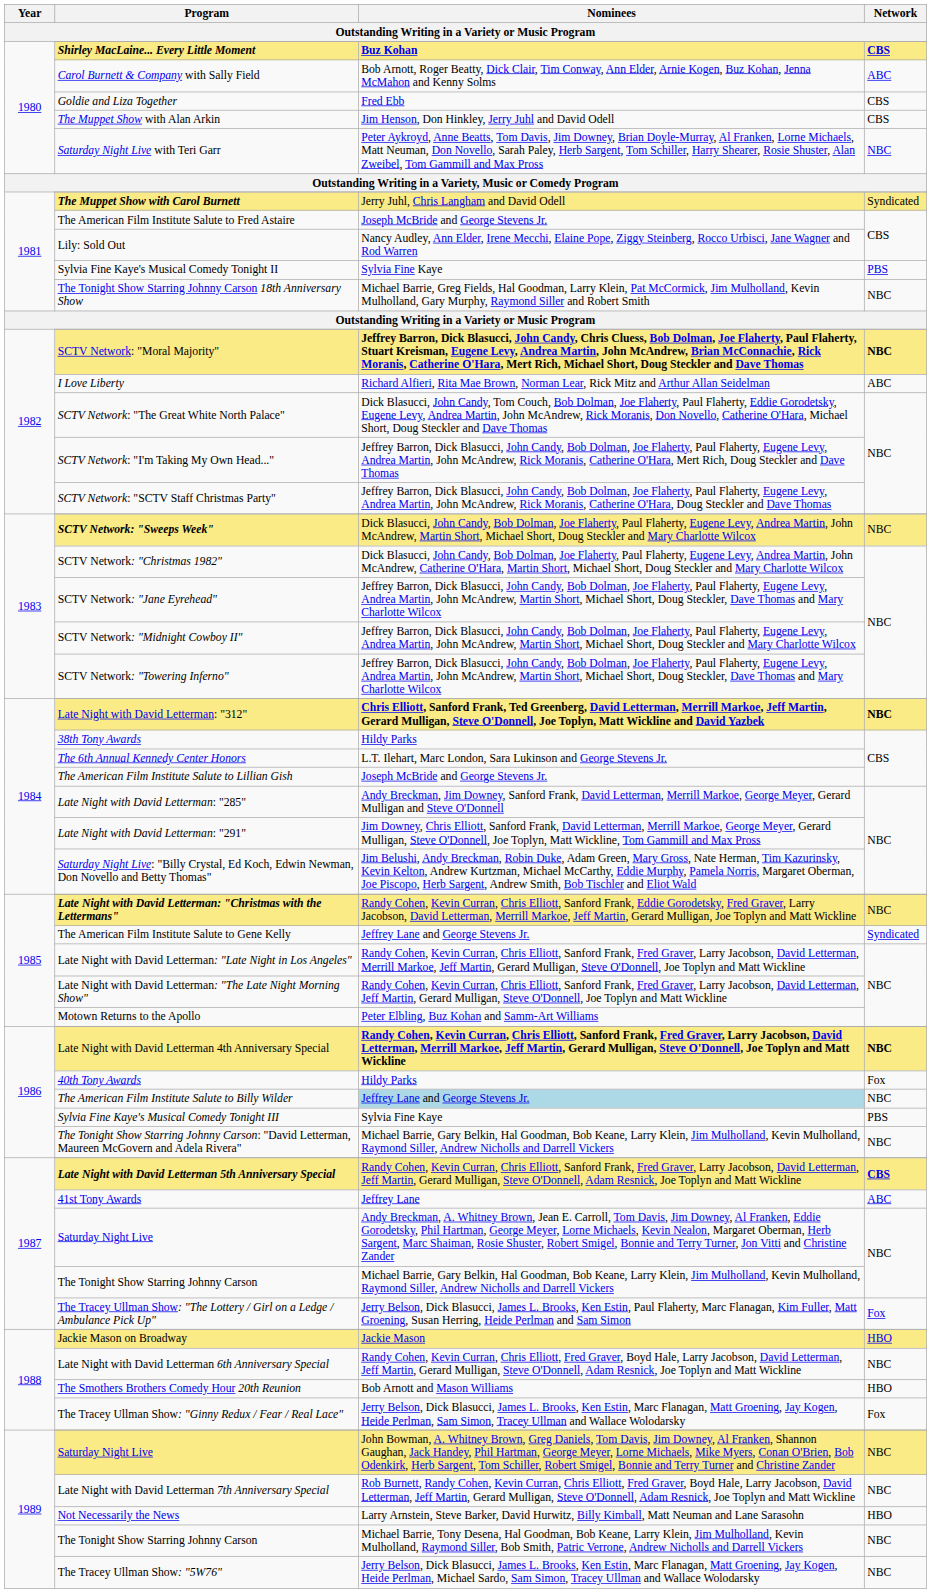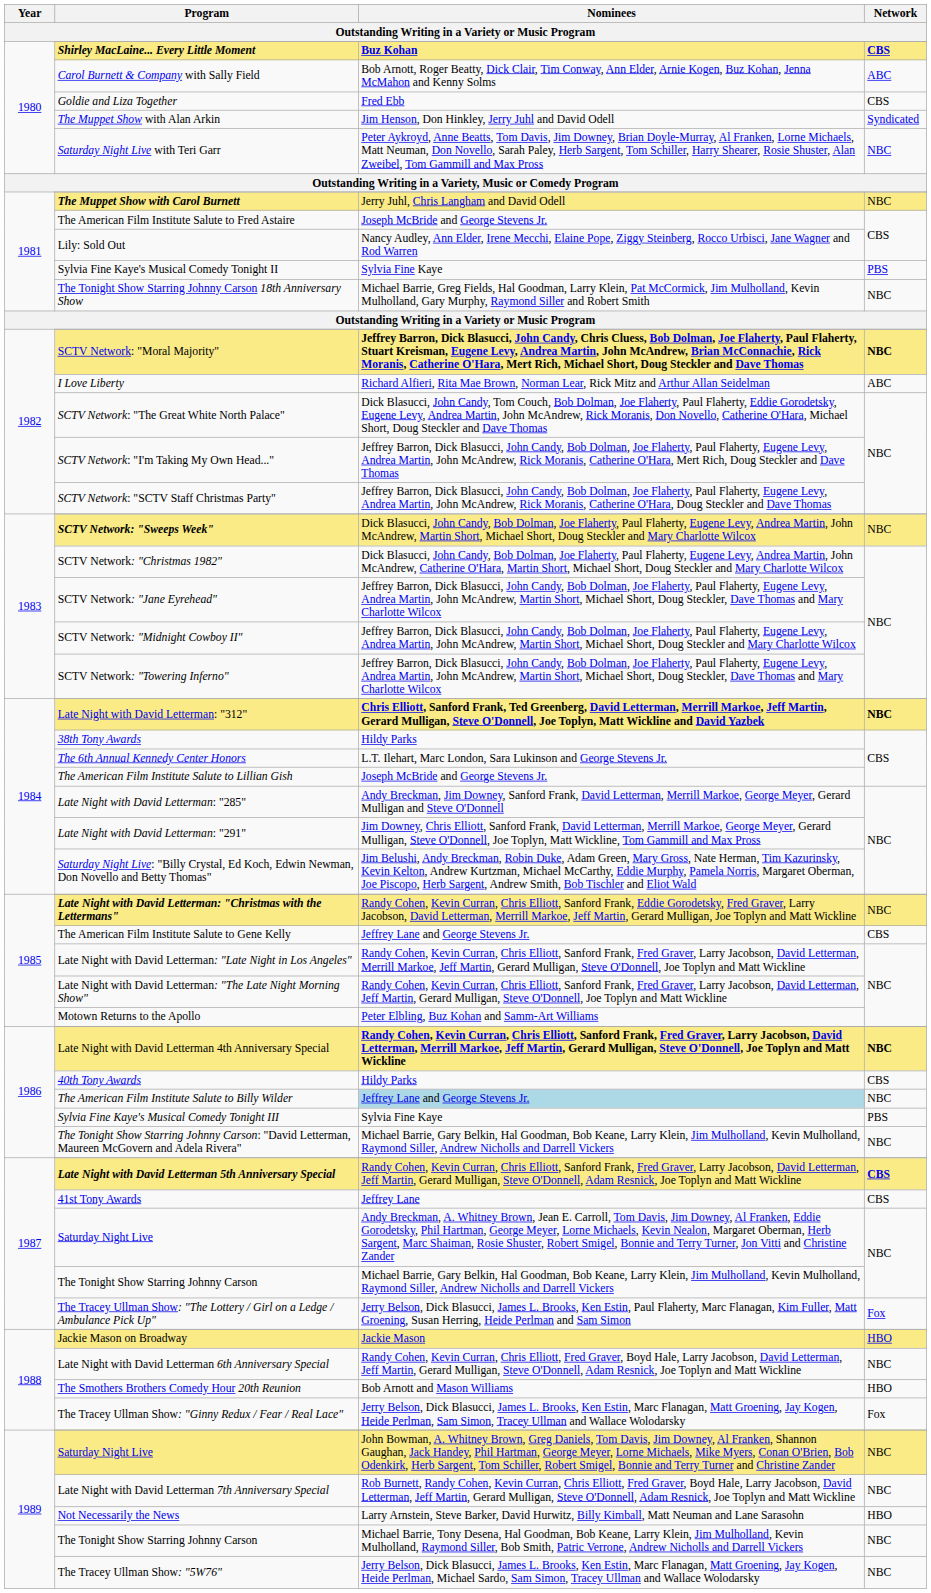(878, 119) CBS -> (893, 119) Syndicated
(893, 201) Syndicated -> (879, 201) NBC
(893, 935) Syndicated -> (878, 935) CBS
(876, 1080) Fox -> (878, 1080) CBS
(879, 1199) ABC -> (878, 1199) CBS
